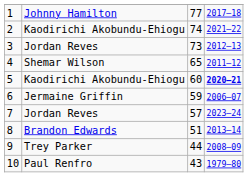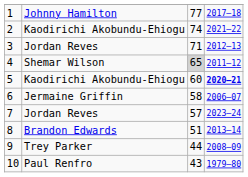(196, 46) 73 -> (196, 46) 71
(196, 63) no background -> (196, 63) lightgrey background
(196, 96) 59 -> (196, 96) 58
